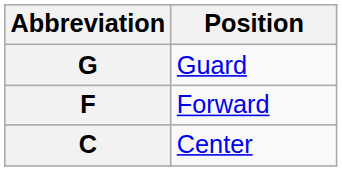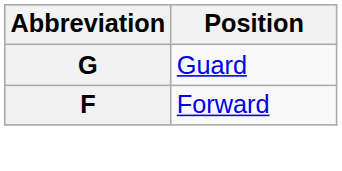- row: (88, 144)
